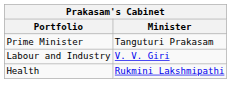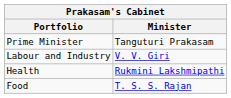+ row: (17, 86)
